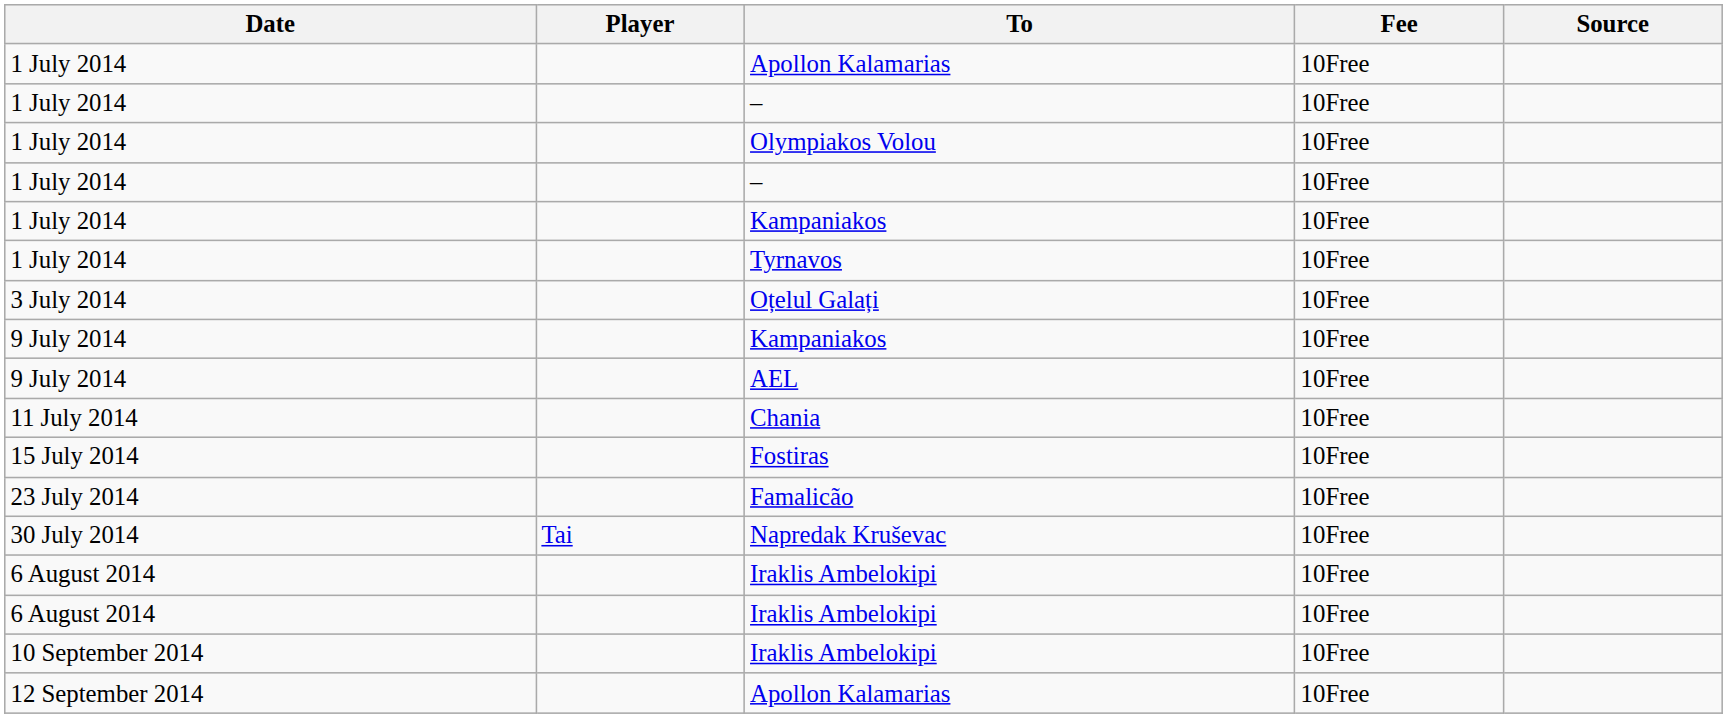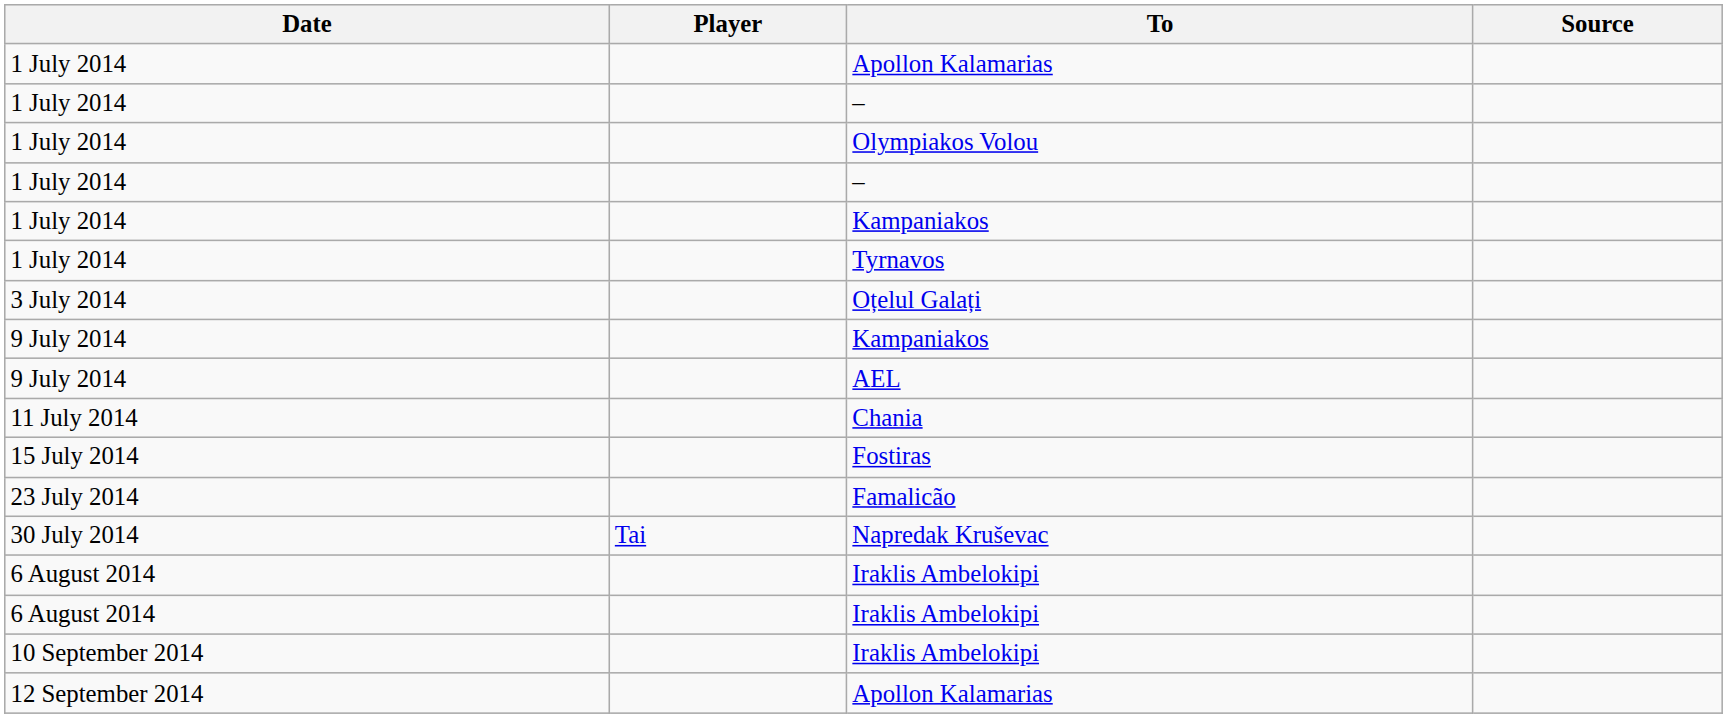- column: (1399, 24)
